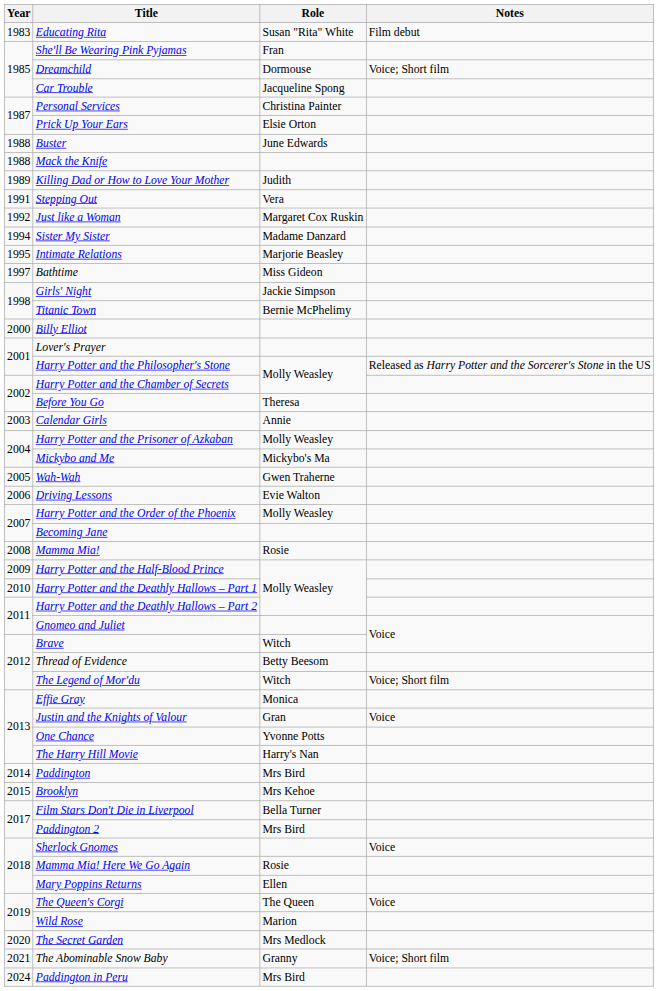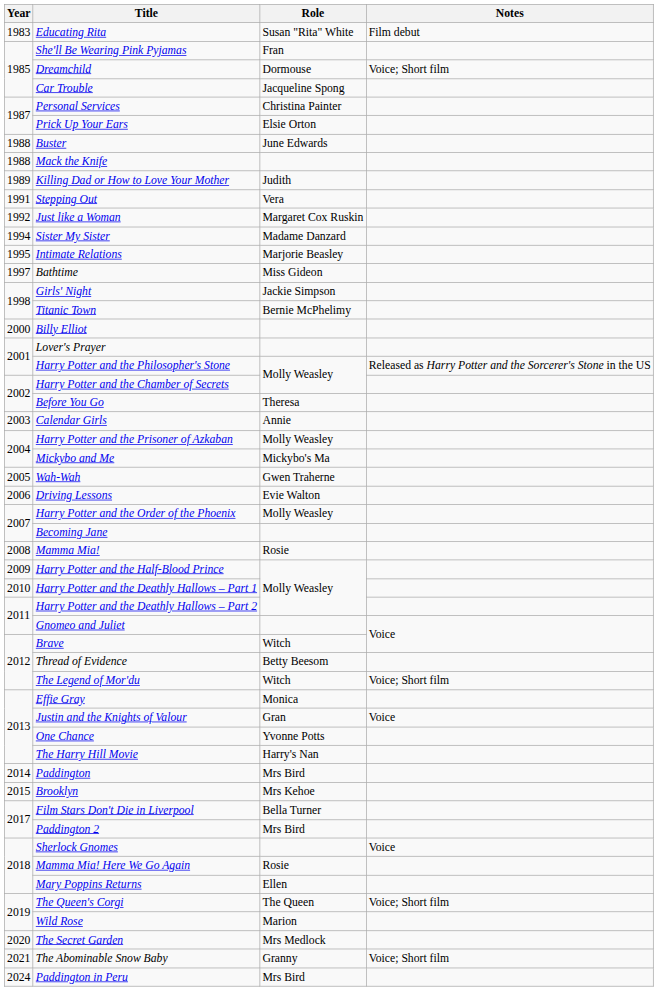(382, 902) Voice -> (409, 902) Voice; Short film
